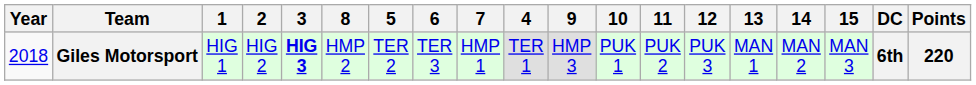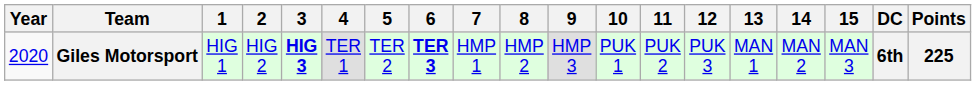columns swapped: (526, 18) <-> (345, 18)
(28, 56) 2018 -> (28, 56) 2020
(435, 56) normal -> (431, 56) bold
(939, 56) 220 -> (939, 56) 225
